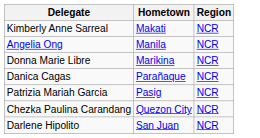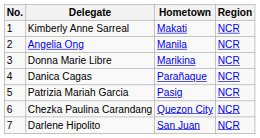+ column: (15, 13)
